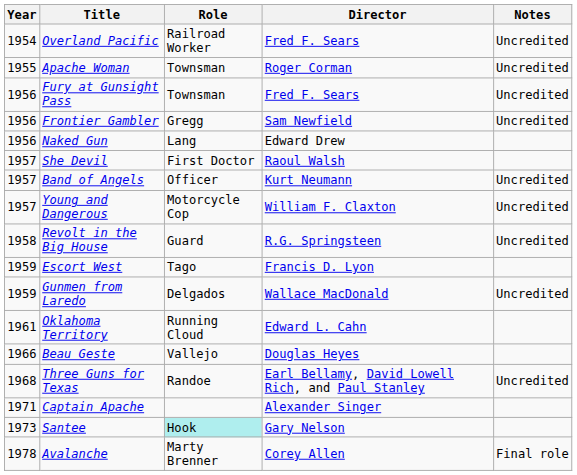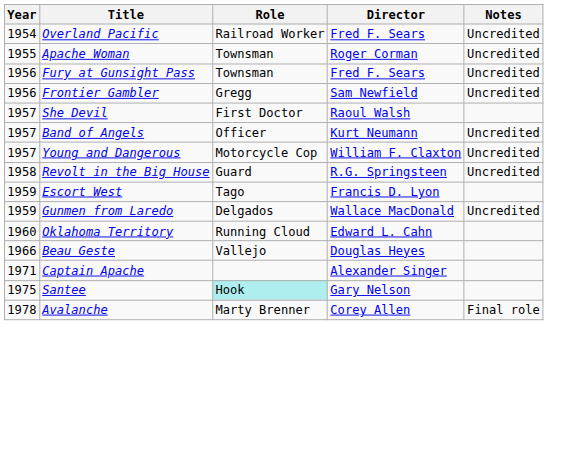- row: (75, 141)
(22, 327) 1961 -> (22, 231) 1960
- row: (93, 381)
(22, 427) 1973 -> (22, 290) 1975
